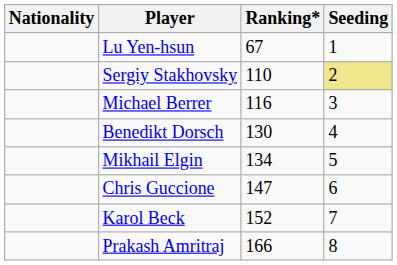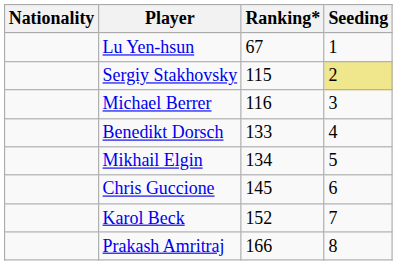(259, 75) 110 -> (259, 75) 115
(259, 132) 130 -> (259, 132) 133
(259, 189) 147 -> (259, 189) 145
